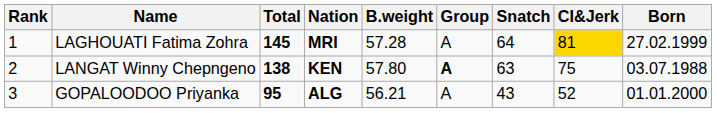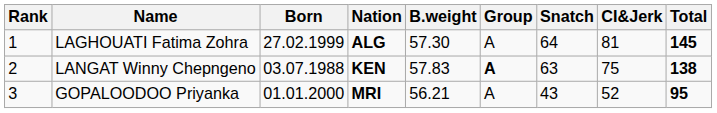columns swapped: (667, 17) <-> (282, 17)
(323, 42) MRI -> (369, 42) ALG
(386, 42) 57.28 -> (430, 42) 57.30
(567, 42) gold background -> (610, 42) no background
(386, 68) 57.80 -> (430, 68) 57.83
(325, 94) ALG -> (366, 94) MRI
